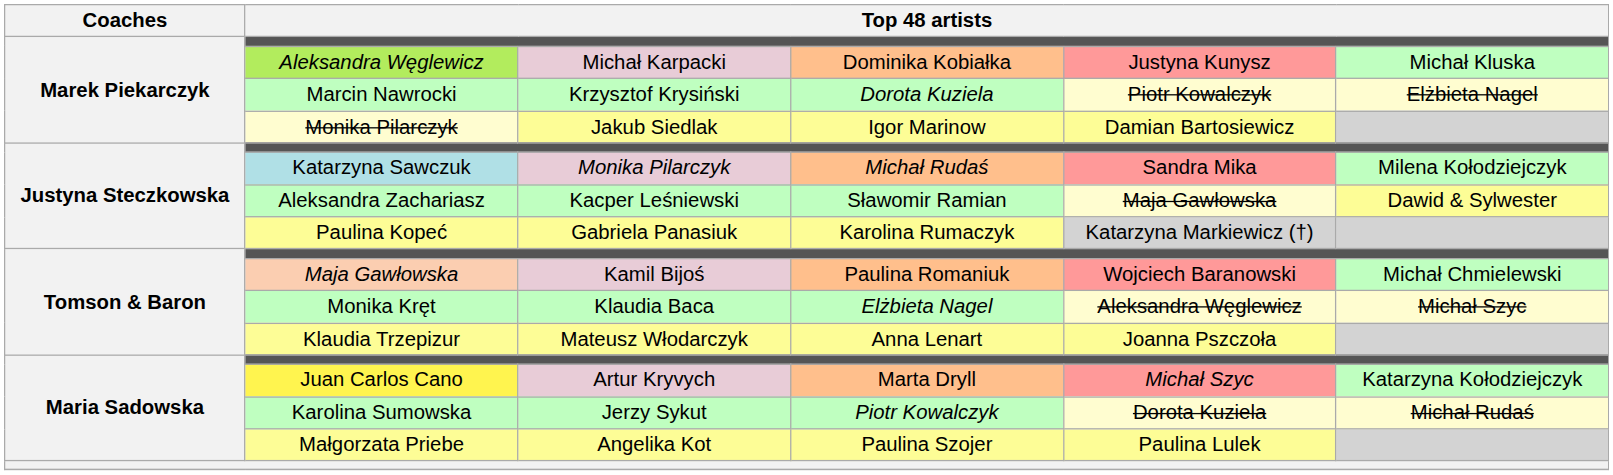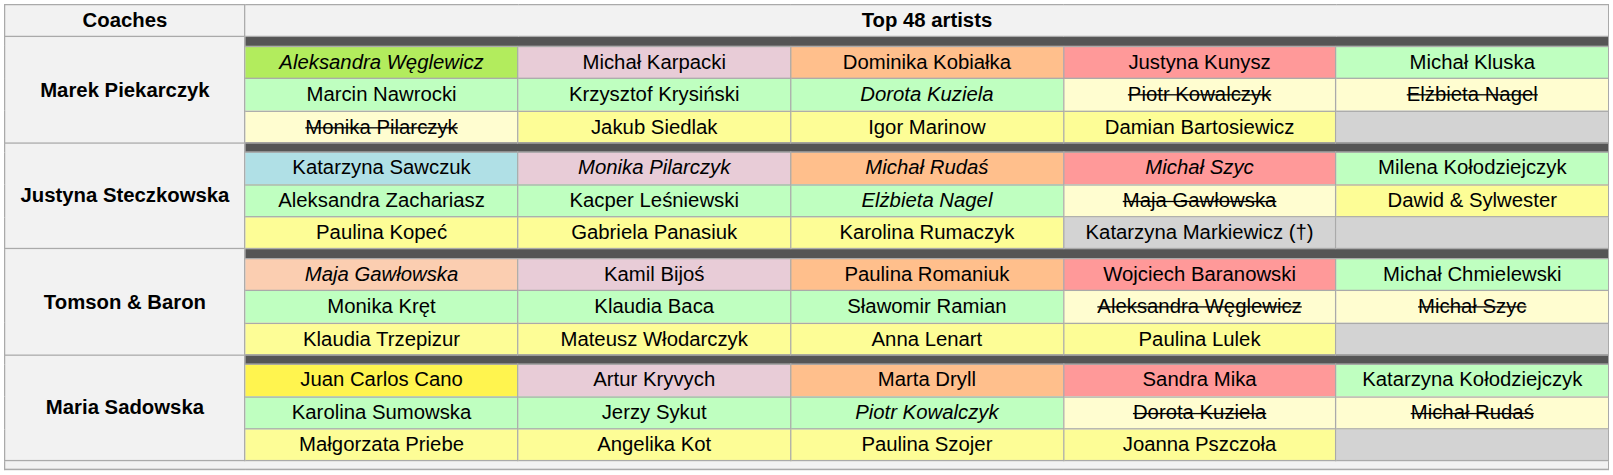(1200, 168) Sandra Mika -> (1200, 168) Michał Szyc
(927, 200) Sławomir Ramian -> (927, 200) Elżbieta Nagel
(927, 306) Elżbieta Nagel -> (927, 306) Sławomir Ramian
(1200, 338) Joanna Pszczoła -> (1200, 338) Paulina Lulek
(1200, 380) Michał Szyc -> (1200, 380) Sandra Mika
(1200, 444) Paulina Lulek -> (1200, 444) Joanna Pszczoła
